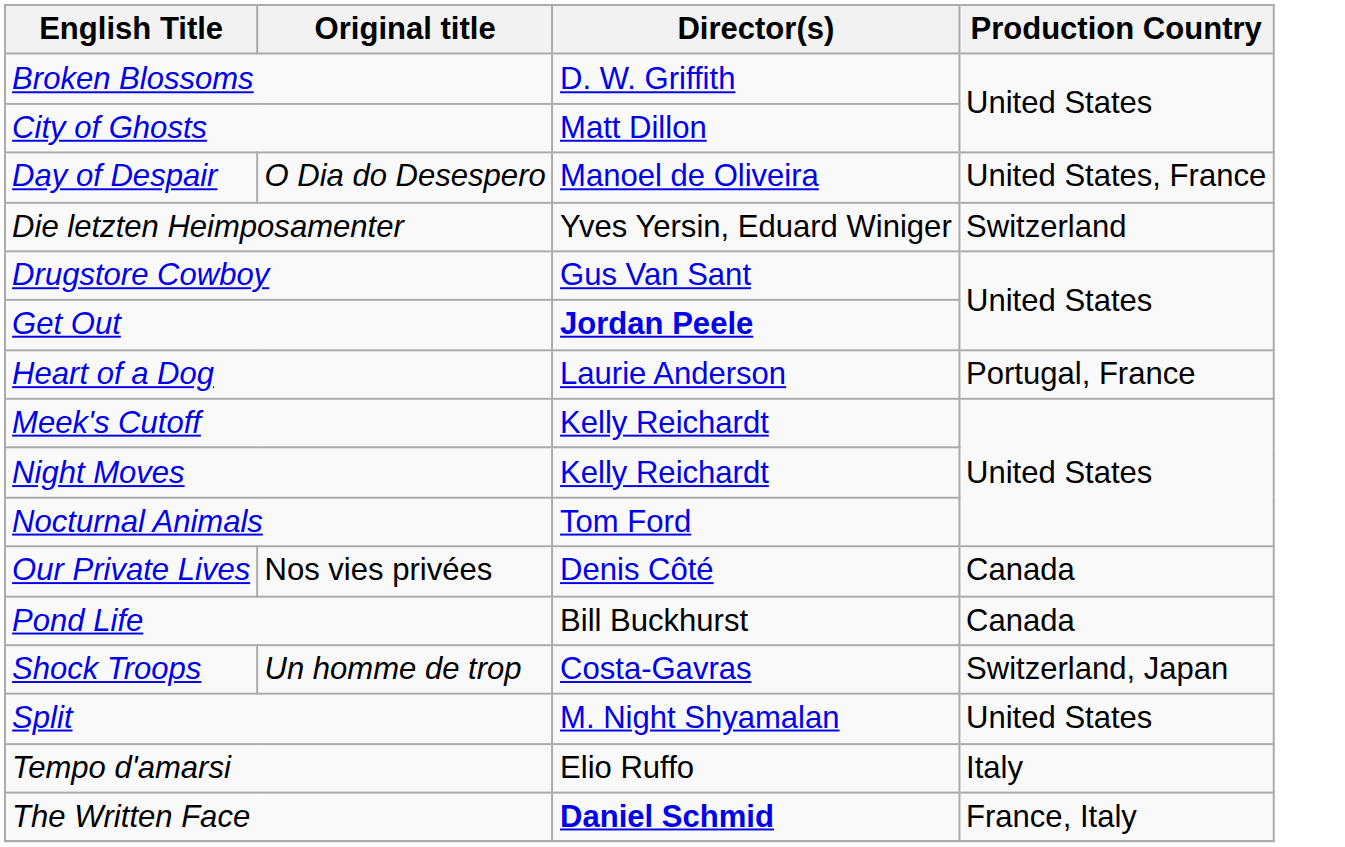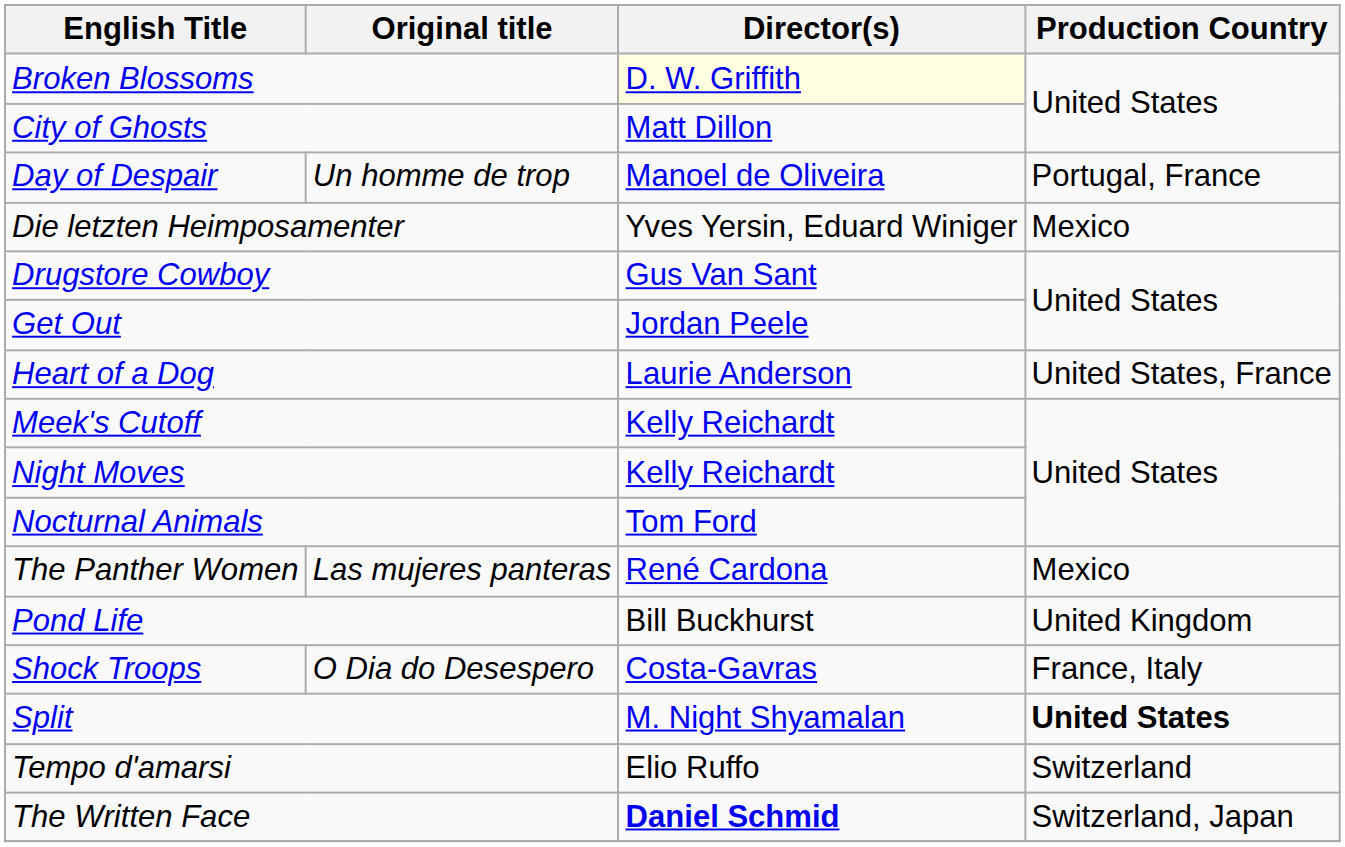(648, 78) no background -> (713, 78) lightyellow background
(405, 176) O Dia do Desespero -> (441, 176) Un homme de trop
(1116, 176) United States, France -> (1146, 176) Portugal, France
(1046, 226) Switzerland -> (1081, 226) Mexico
(657, 324) bold -> (717, 324) normal
(1081, 373) Portugal, France -> (1182, 373) United States, France
- row: (131, 570)
+ row: (155, 570)
(1020, 619) Canada -> (1142, 619) United Kingdom
(393, 669) Un homme de trop -> (453, 669) O Dia do Desespero
(1097, 669) Switzerland, Japan -> (1117, 669) France, Italy
(1059, 718) normal -> (1131, 718) bold
(994, 767) Italy -> (1112, 767) Switzerland
(1051, 816) France, Italy -> (1163, 816) Switzerland, Japan
